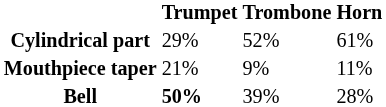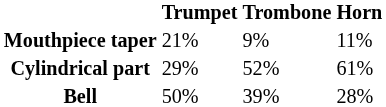rows swapped: (80, 68) <-> (80, 40)
(182, 96) bold -> (180, 96) normal
